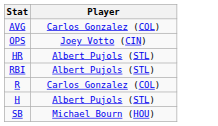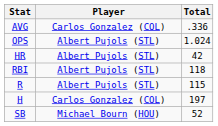+ column: (197, 12)
(104, 41) Joey Votto (CIN) -> (109, 41) Albert Pujols (STL)
(104, 85) Carlos Gonzalez (COL) -> (109, 85) Albert Pujols (STL)
(104, 99) Albert Pujols (STL) -> (109, 99) Carlos Gonzalez (COL)
